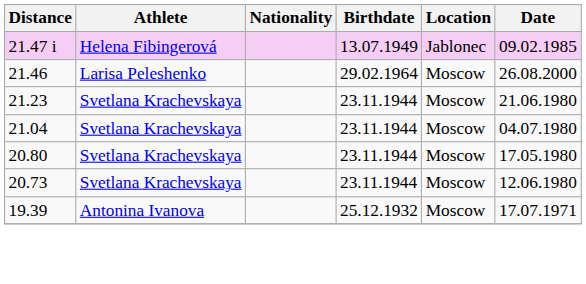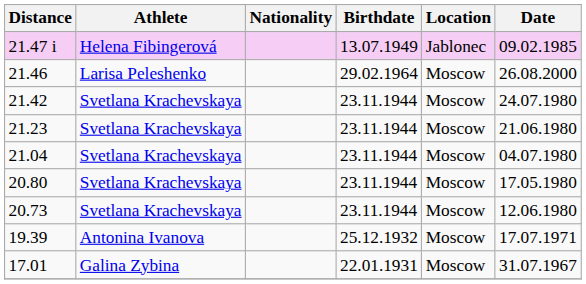+ row: (28, 100)
+ row: (28, 264)
